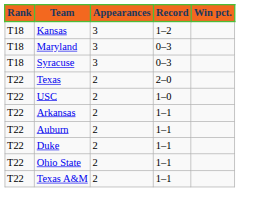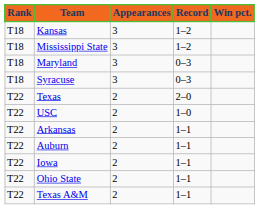+ row: (72, 47)
- row: (48, 145)
+ row: (47, 162)
